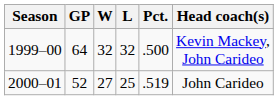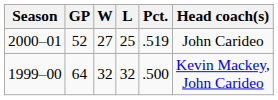rows swapped: (35, 49) <-> (35, 82)
